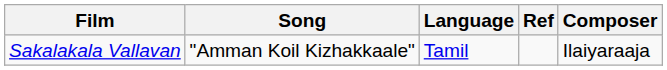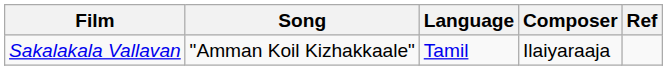columns swapped: (610, 20) <-> (538, 20)
